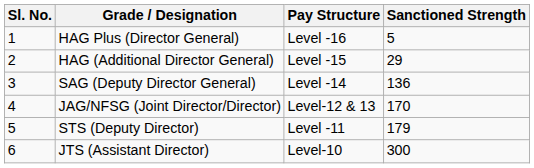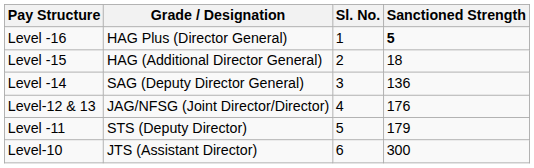columns swapped: (30, 15) <-> (334, 15)
(391, 38) normal -> (391, 38) bold
(395, 60) 29 -> (395, 60) 18
(399, 106) 170 -> (399, 106) 176
